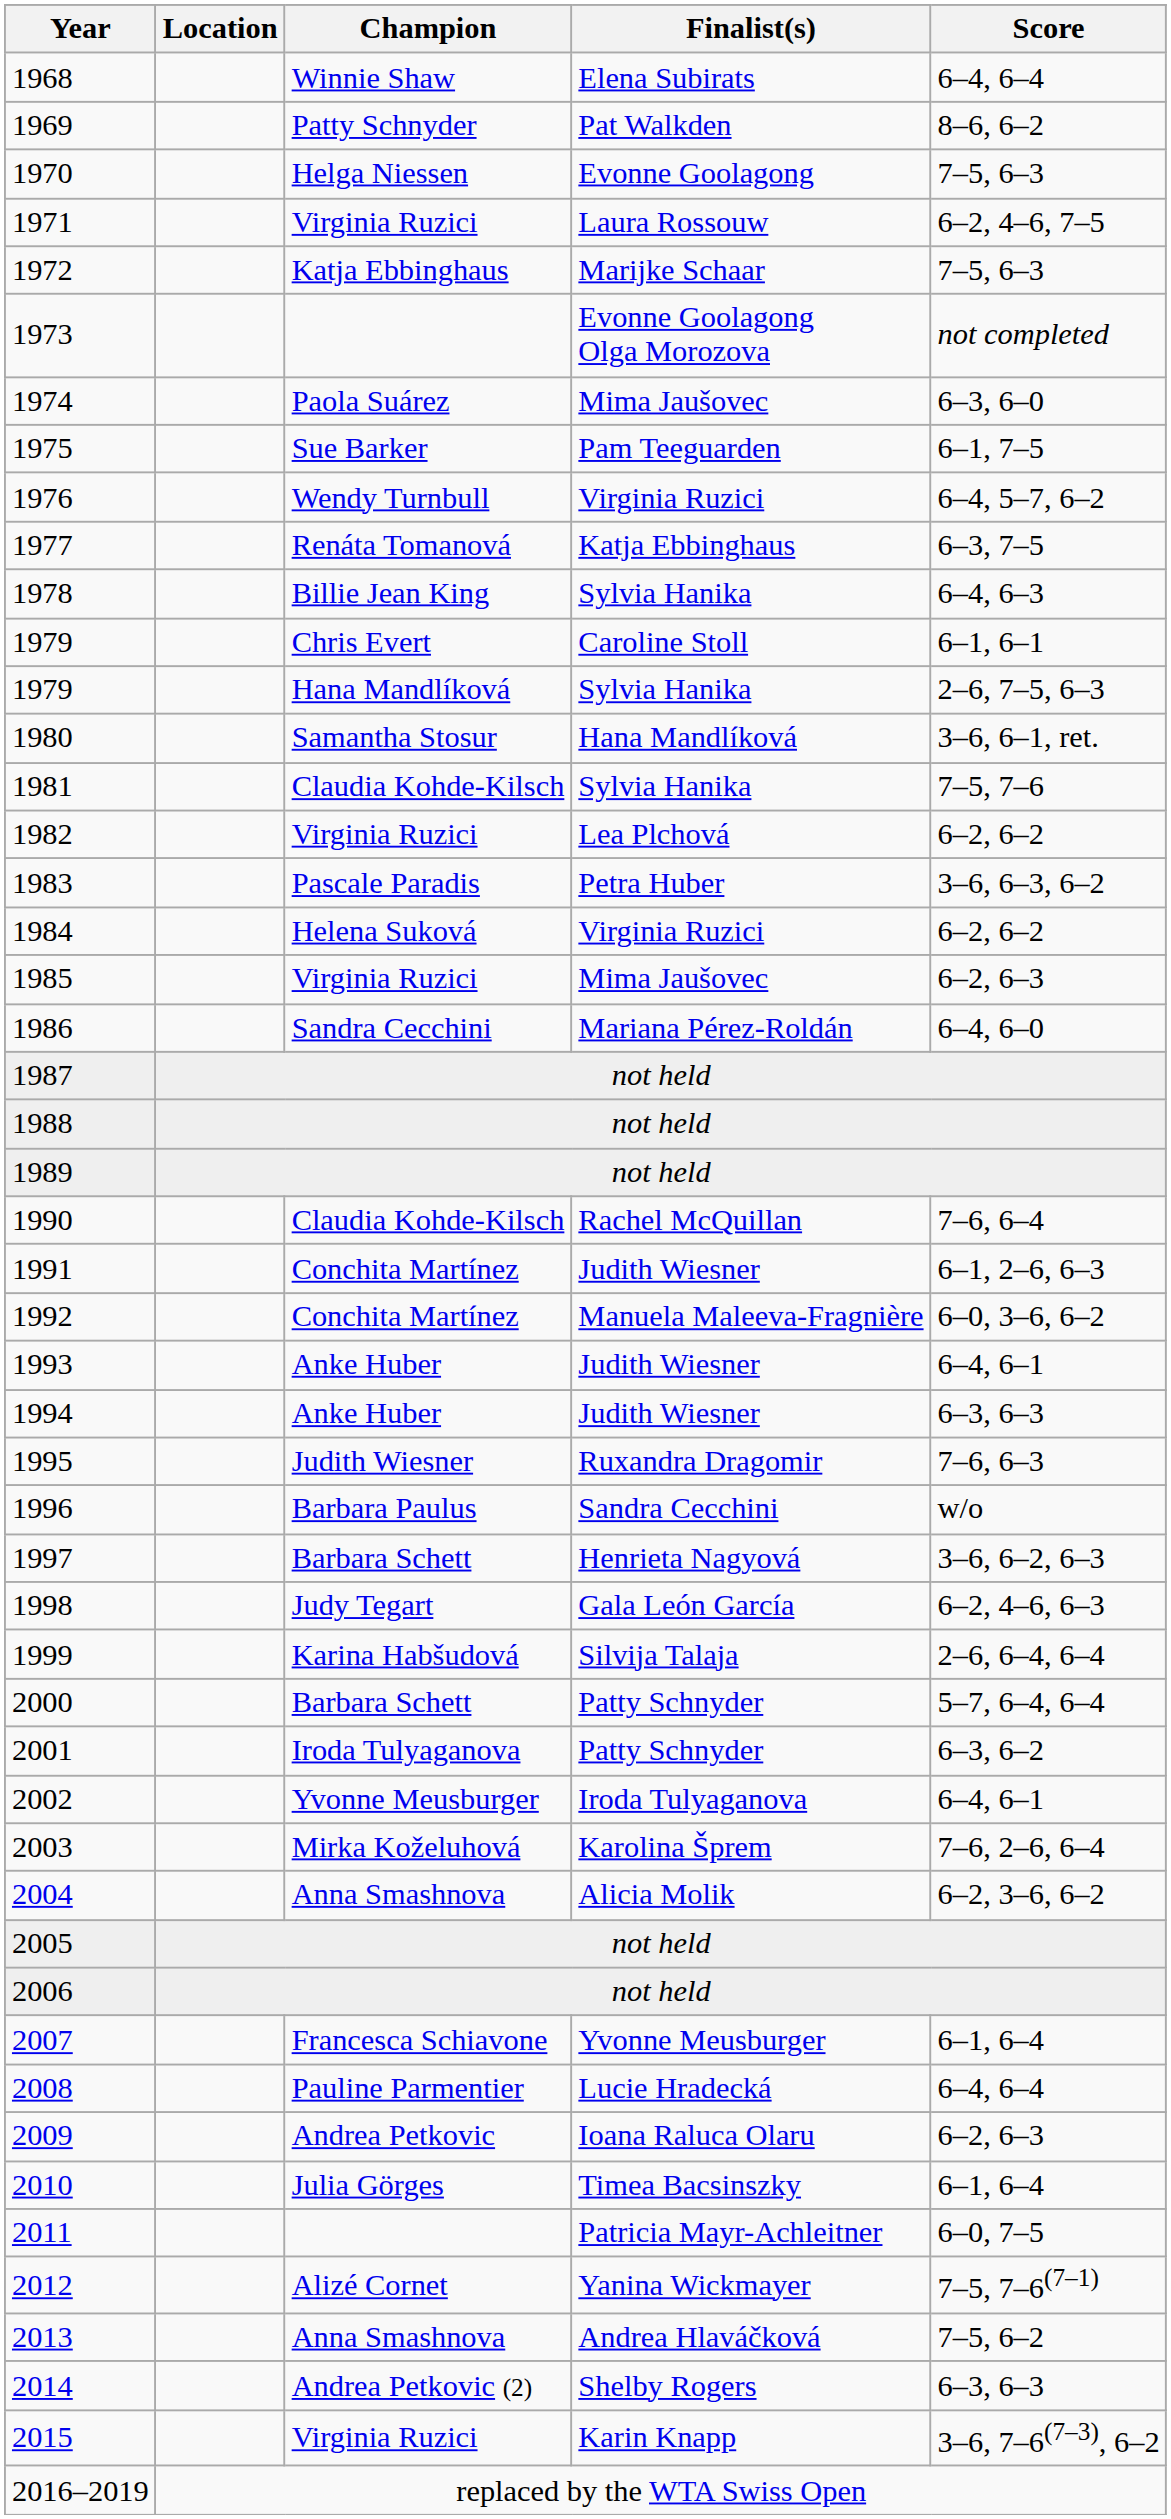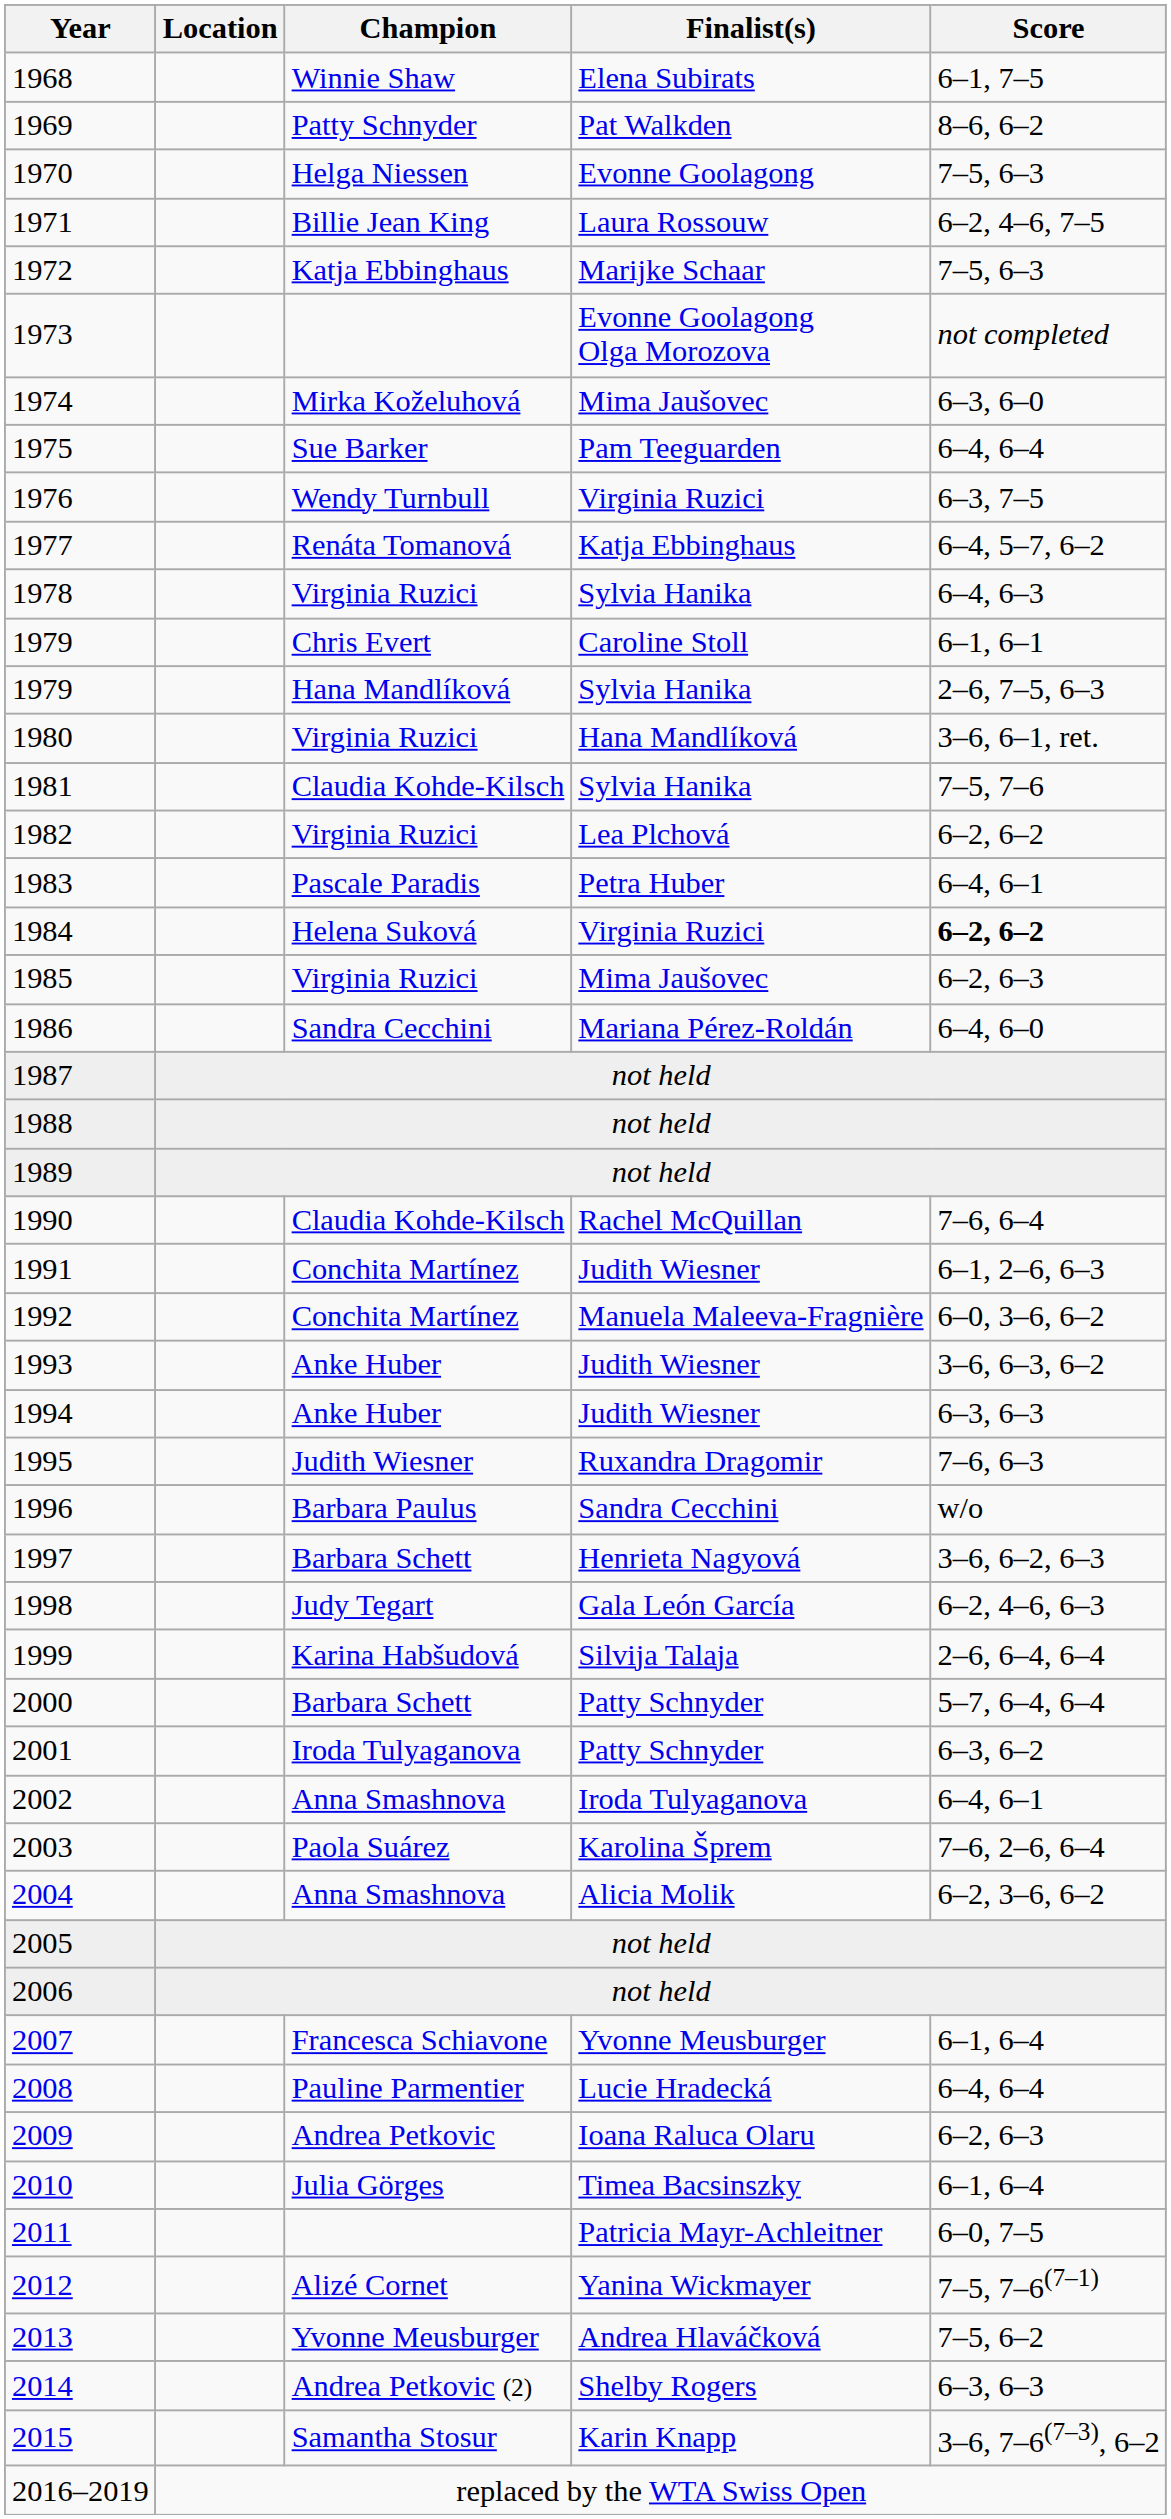(991, 76) 6–4, 6–4 -> (991, 76) 6–1, 7–5
(385, 221) Virginia Ruzici -> (390, 221) Billie Jean King
(371, 400) Paola Suárez -> (406, 400) Mirka Koželuhová
(991, 448) 6–1, 7–5 -> (991, 448) 6–4, 6–4
(1021, 496) 6–4, 5–7, 6–2 -> (991, 496) 6–3, 7–5
(991, 544) 6–3, 7–5 -> (1021, 544) 6–4, 5–7, 6–2
(390, 593) Billie Jean King -> (385, 593) Virginia Ruzici
(394, 737) Samantha Stosur -> (385, 737) Virginia Ruzici
(1021, 882) 3–6, 6–3, 6–2 -> (991, 882) 6–4, 6–1
(991, 930) normal -> (991, 930) bold
(991, 1364) 6–4, 6–1 -> (1021, 1364) 3–6, 6–3, 6–2
(415, 1798) Yvonne Meusburger -> (398, 1798) Anna Smashnova
(406, 1846) Mirka Koželuhová -> (371, 1846) Paola Suárez
(398, 2337) Anna Smashnova -> (415, 2337) Yvonne Meusburger
(385, 2437) Virginia Ruzici -> (394, 2437) Samantha Stosur
